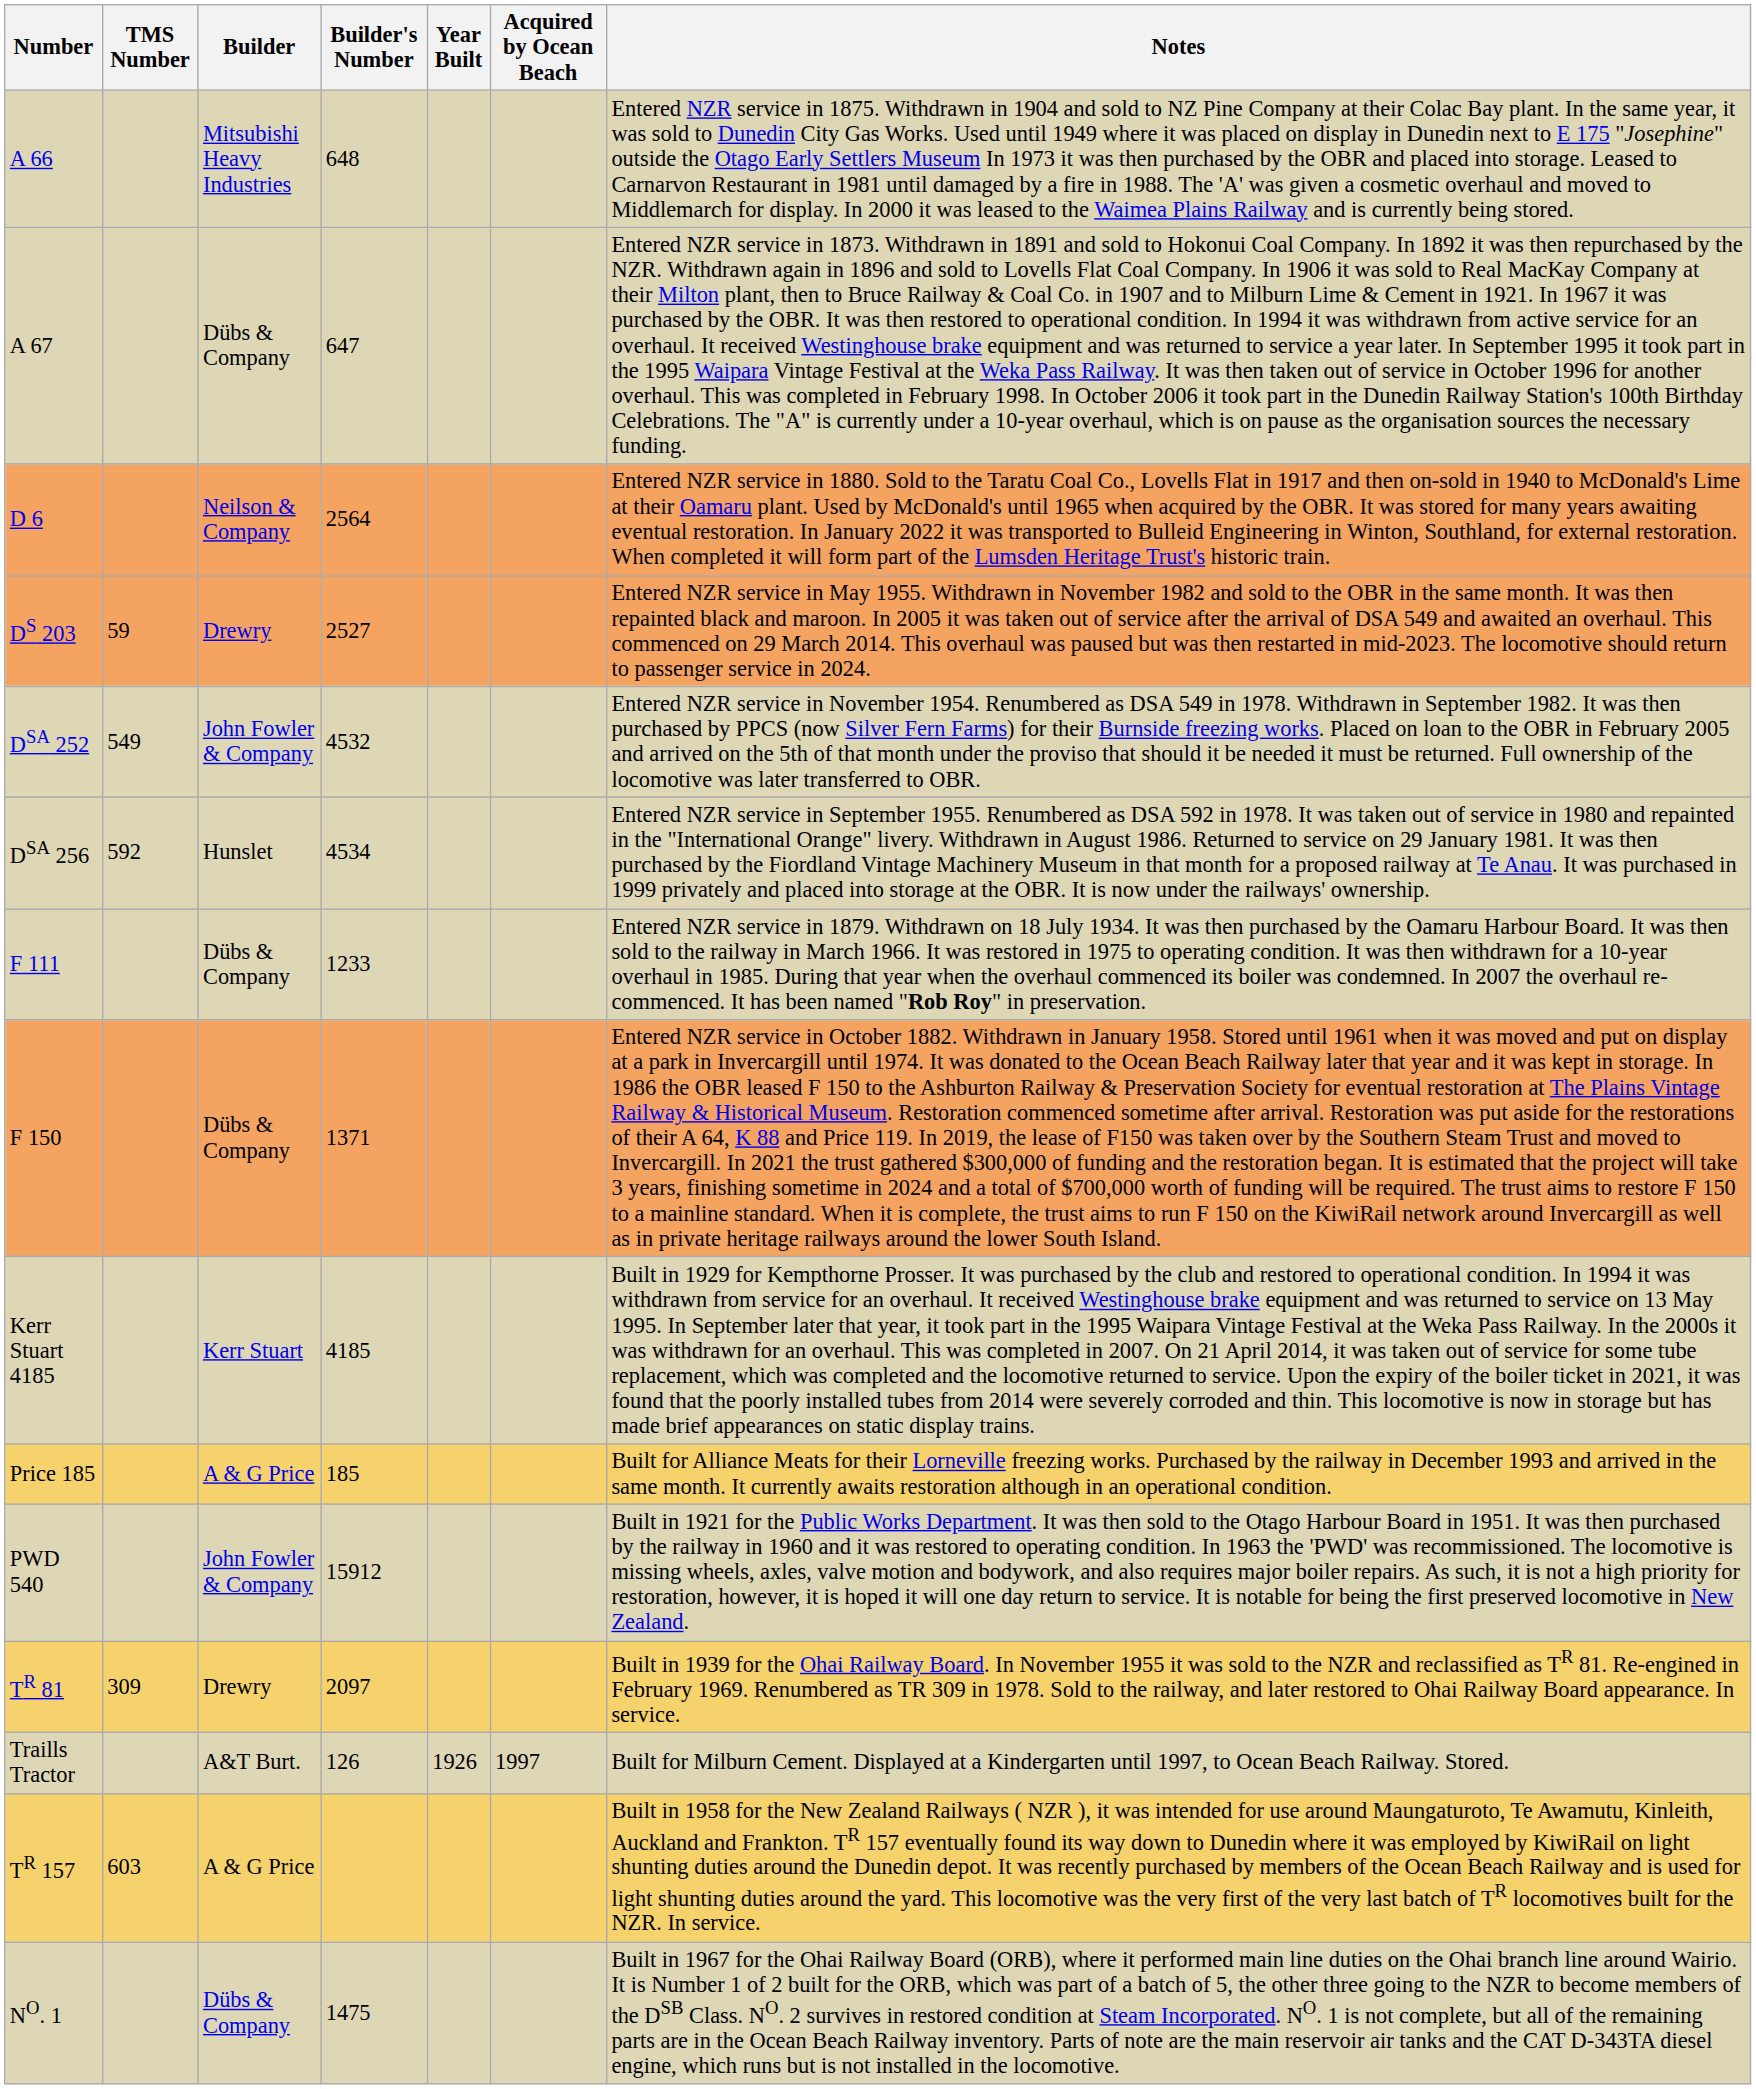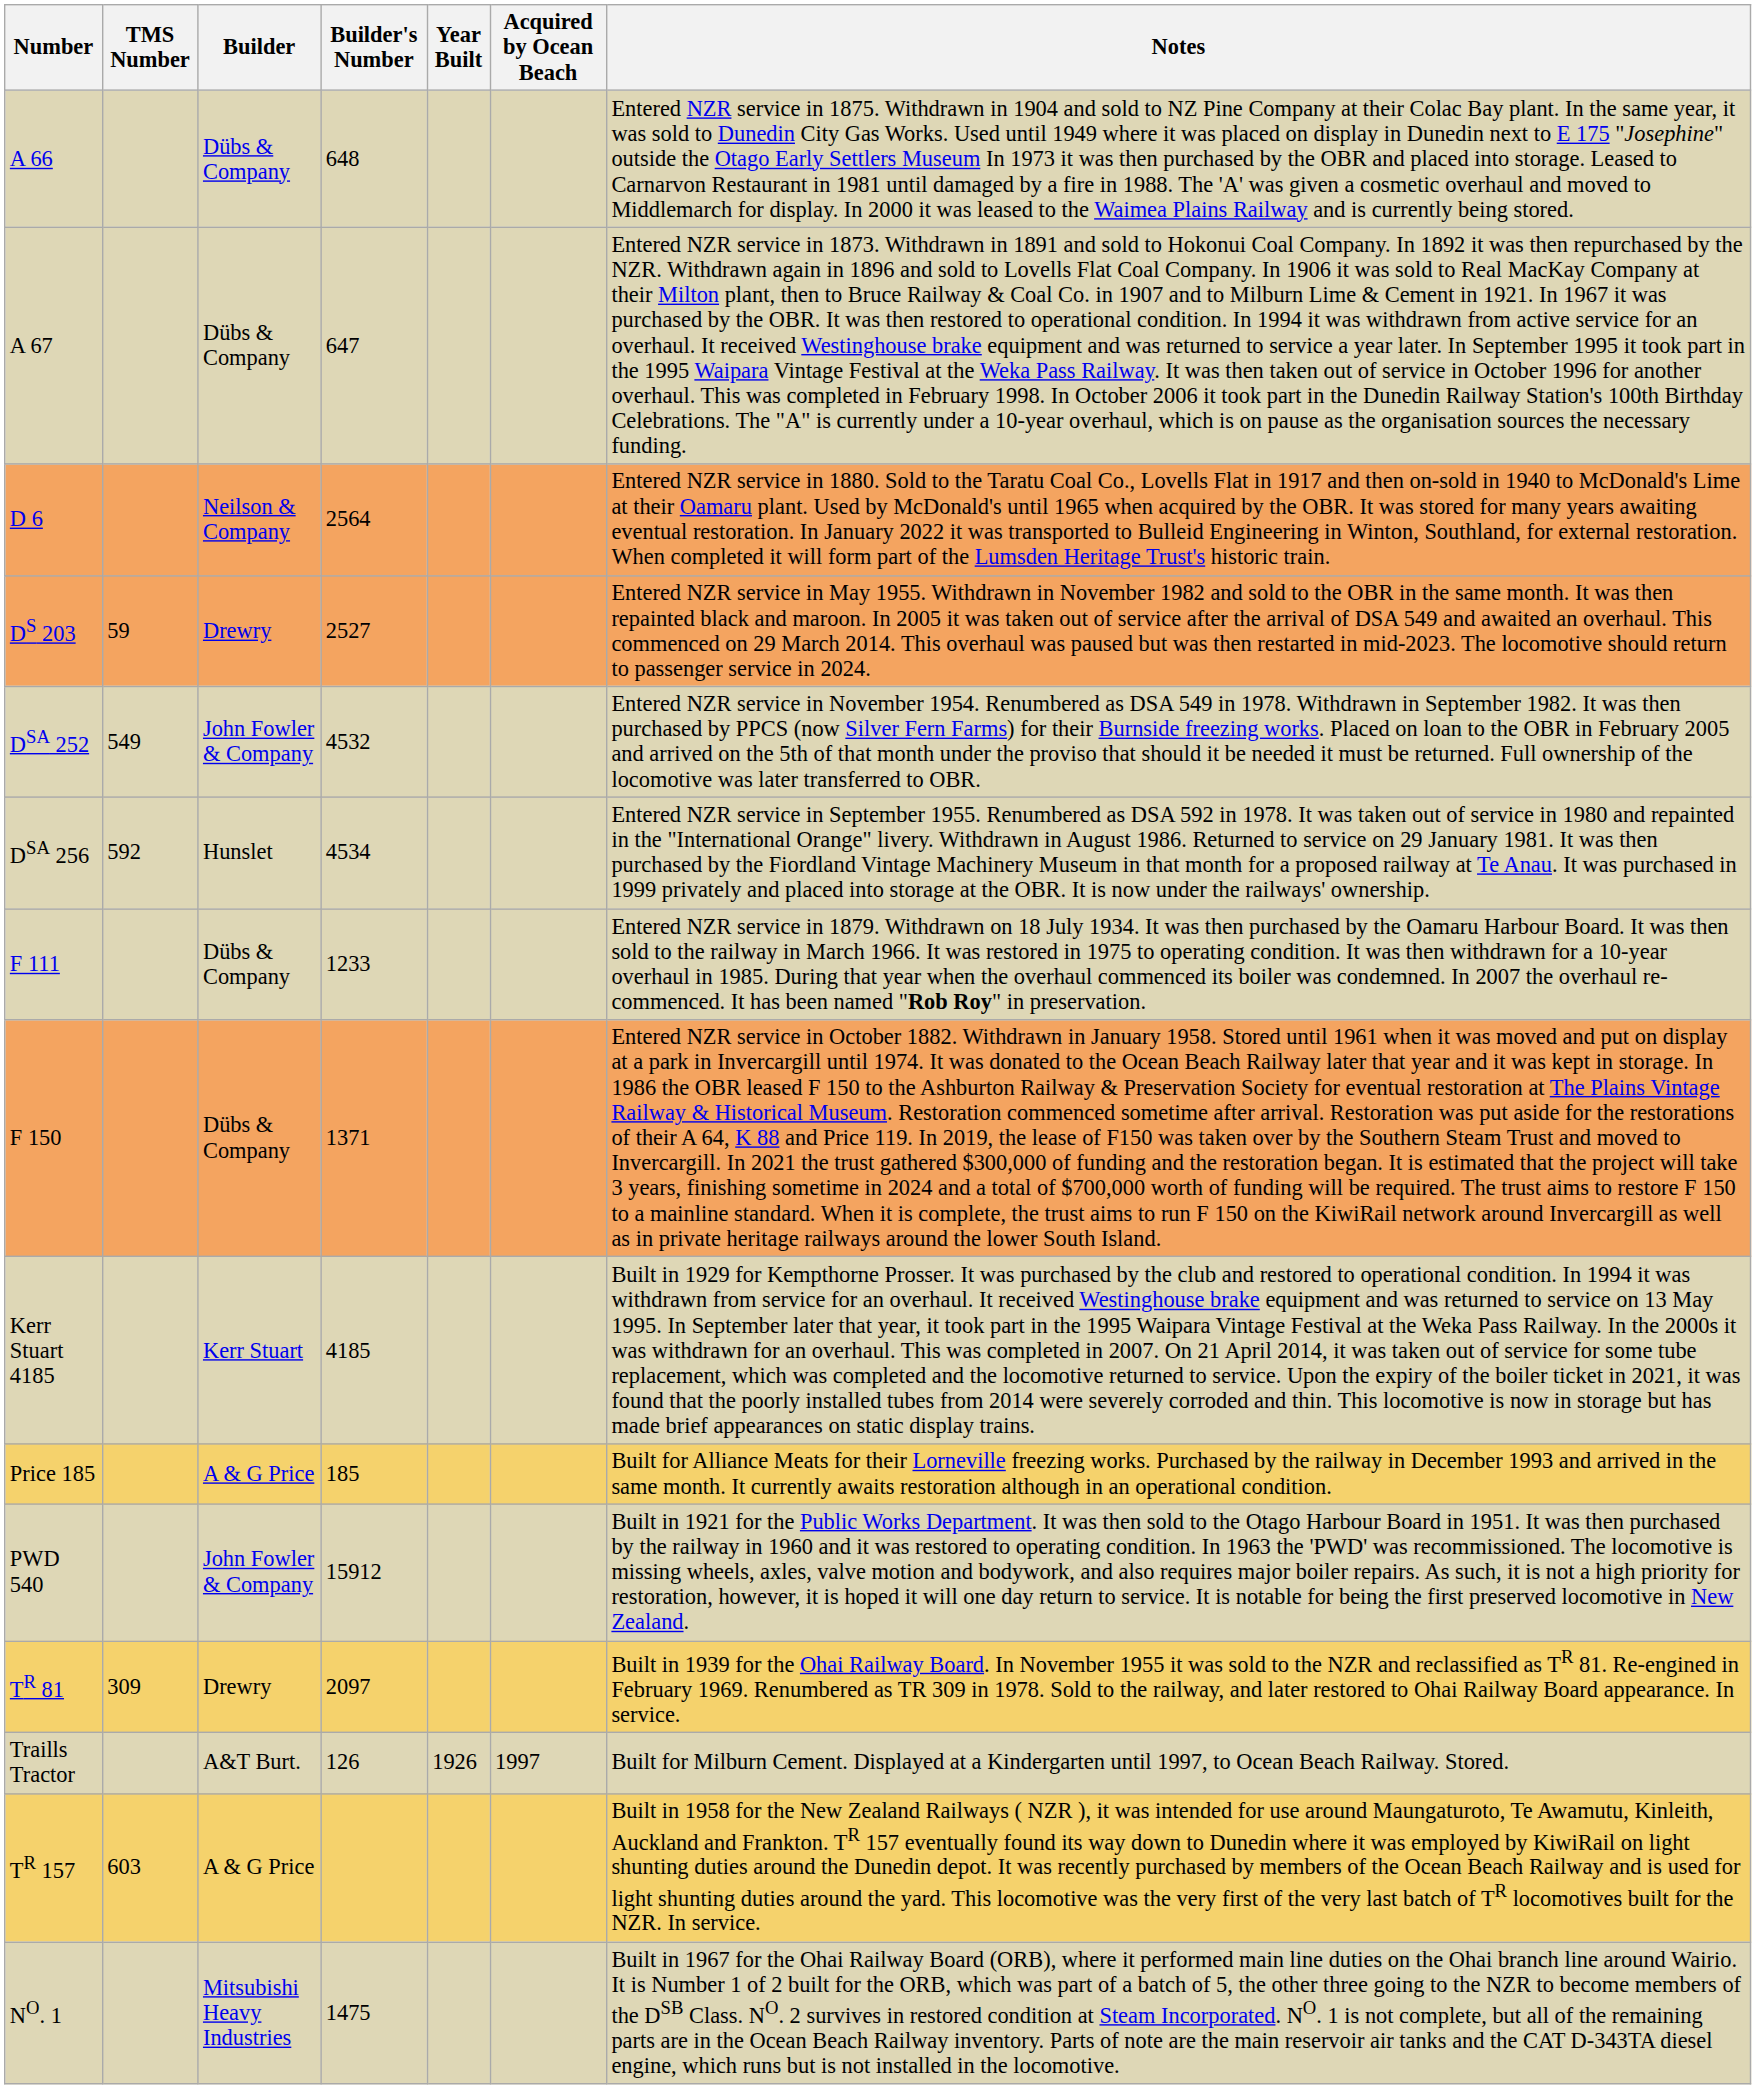(251, 158) Mitsubishi Heavy Industries -> (247, 158) Dübs & Company
(247, 2012) Dübs & Company -> (251, 2012) Mitsubishi Heavy Industries
